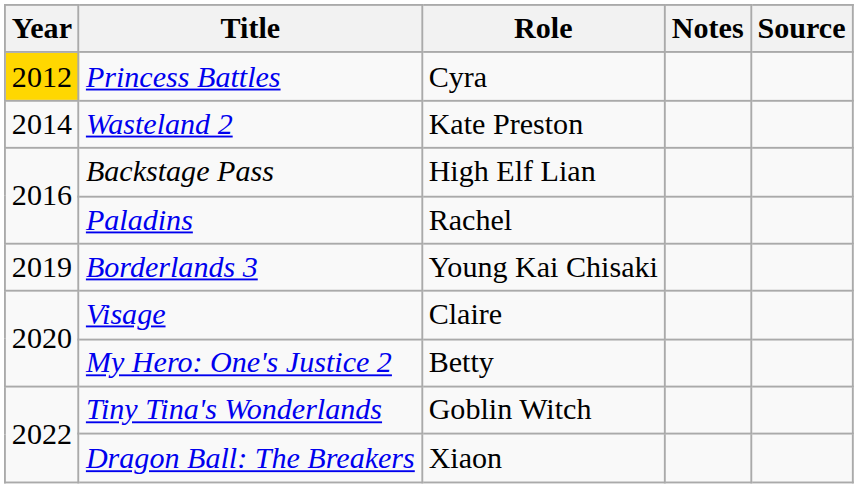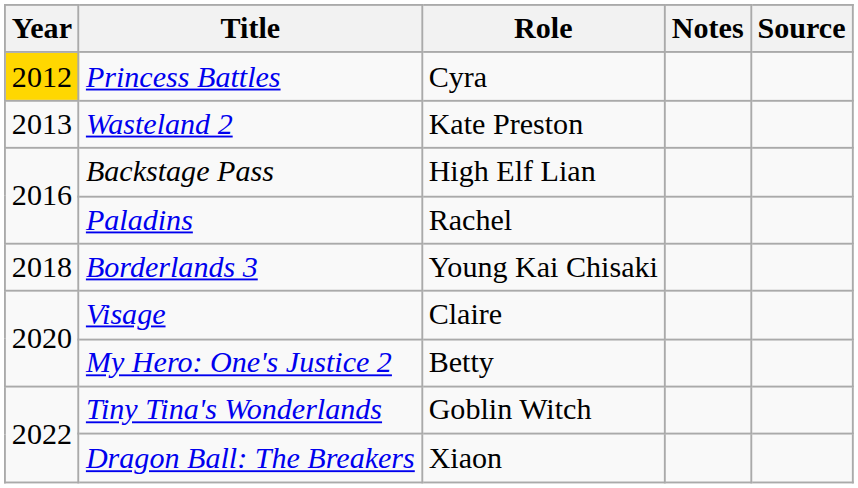(42, 123) 2014 -> (42, 123) 2013
(42, 266) 2019 -> (42, 266) 2018
